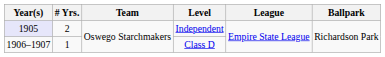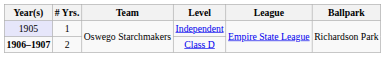(67, 28) 2 -> (67, 28) 1
(28, 44) normal -> (28, 44) bold
(67, 44) 1 -> (67, 44) 2
